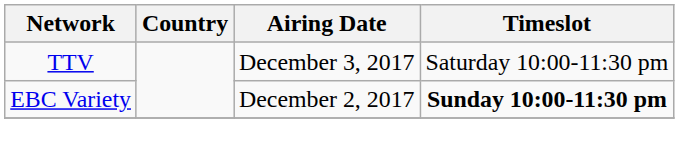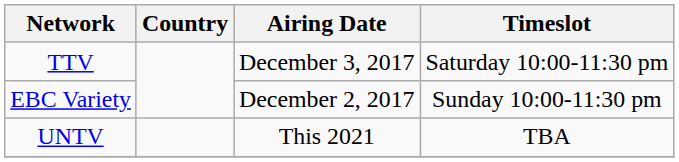(547, 99) bold -> (547, 99) normal
+ row: (71, 136)
